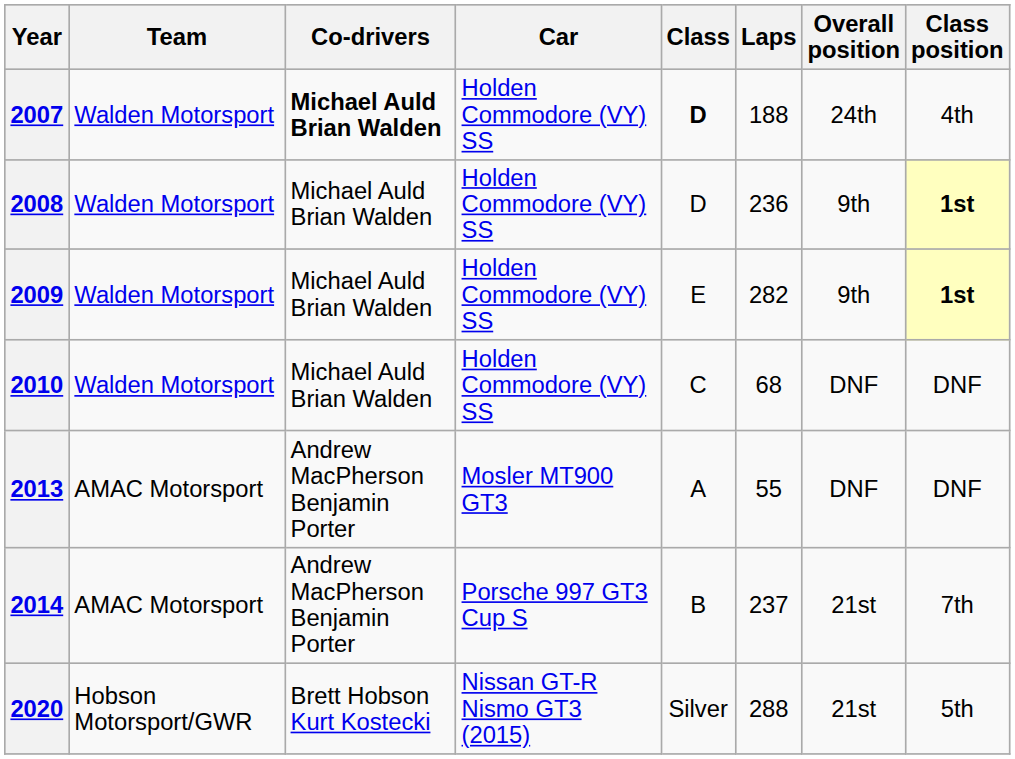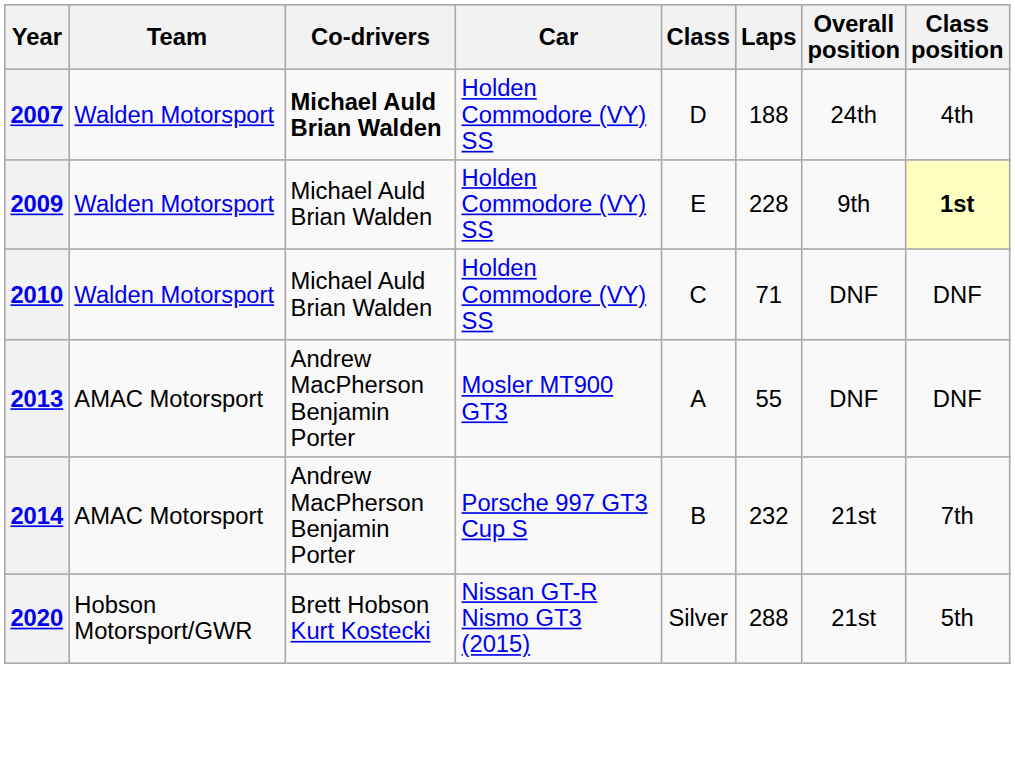(698, 114) bold -> (698, 114) normal
- row: (37, 205)
(769, 295) 282 -> (769, 205) 228
(769, 385) 68 -> (769, 295) 71
(769, 606) 237 -> (769, 515) 232
